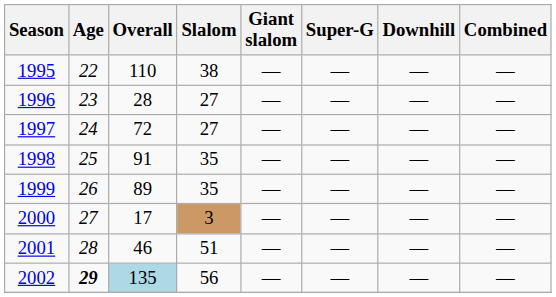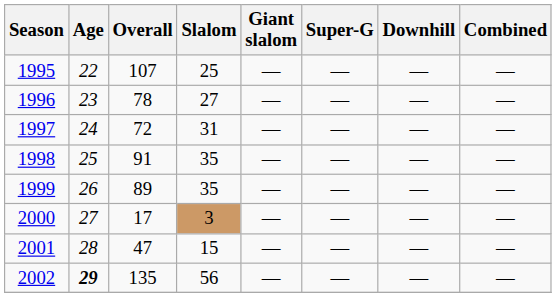(143, 70) 110 -> (143, 70) 107
(209, 70) 38 -> (209, 70) 25
(143, 99) 28 -> (143, 99) 78
(209, 129) 27 -> (209, 129) 31
(143, 248) 46 -> (143, 248) 47
(209, 248) 51 -> (209, 248) 15
(143, 277) lightblue background -> (143, 277) no background
